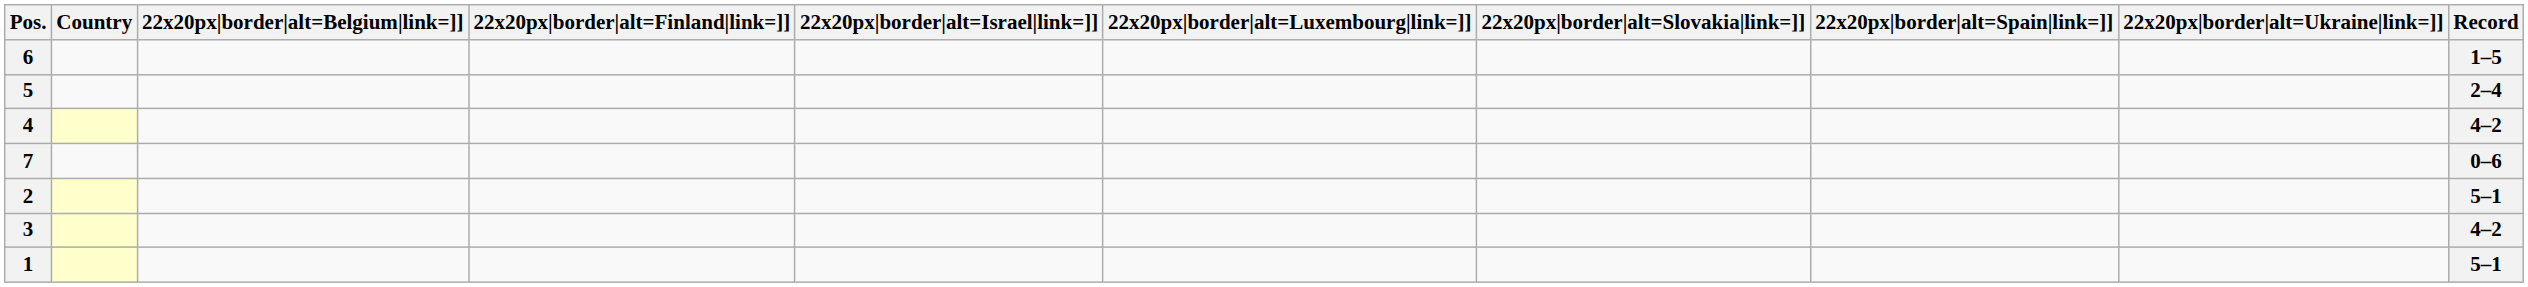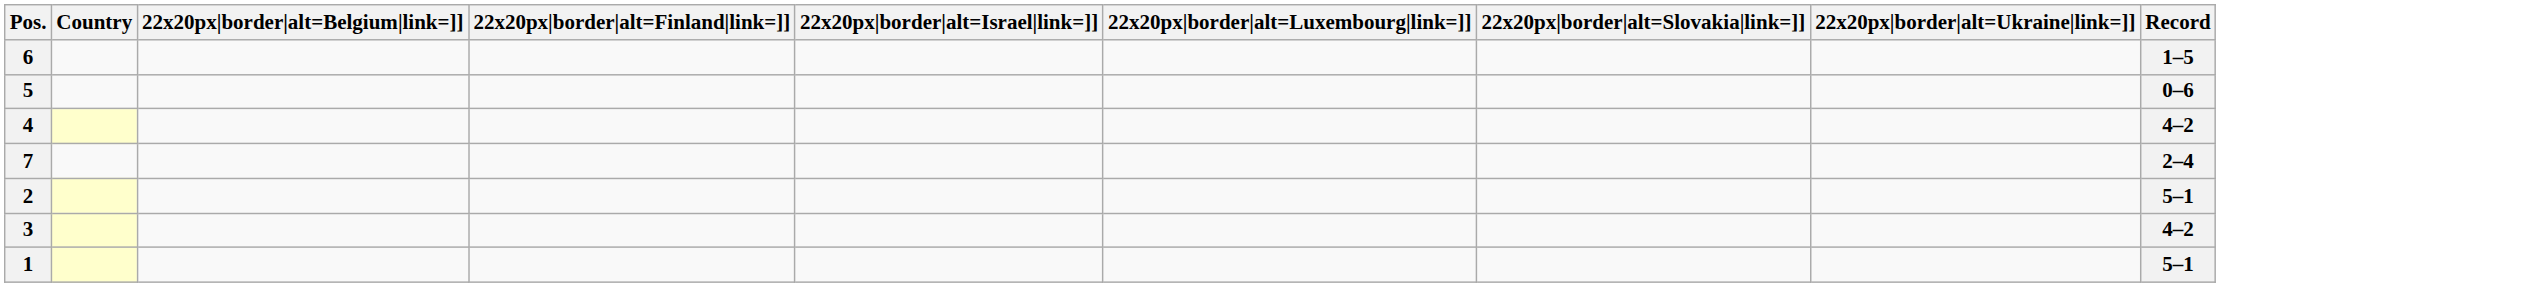- column: (1964, 22)
(2486, 91) 2–4 -> (2178, 91) 0–6
(2486, 160) 0–6 -> (2178, 160) 2–4
